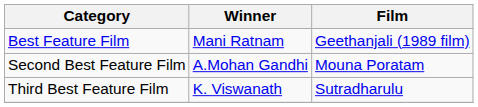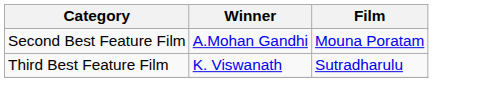- row: (69, 41)
